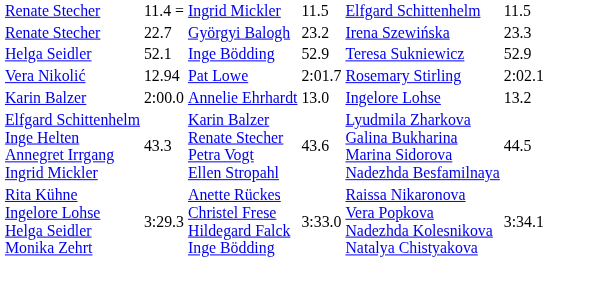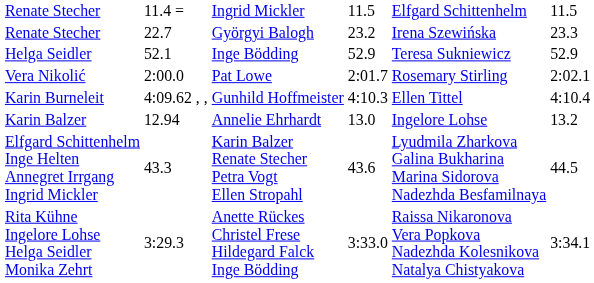(162, 76) 12.94 -> (164, 76) 2:00.0
+ row: (54, 98)
(164, 98) 2:00.0 -> (162, 119) 12.94
